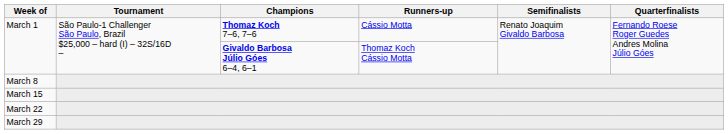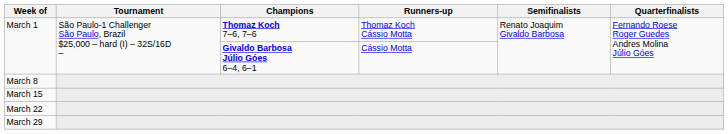(387, 24) Cássio Motta -> (388, 29) Thomaz Koch Cássio Motta
(388, 53) Thomaz Koch Cássio Motta -> (387, 48) Cássio Motta
